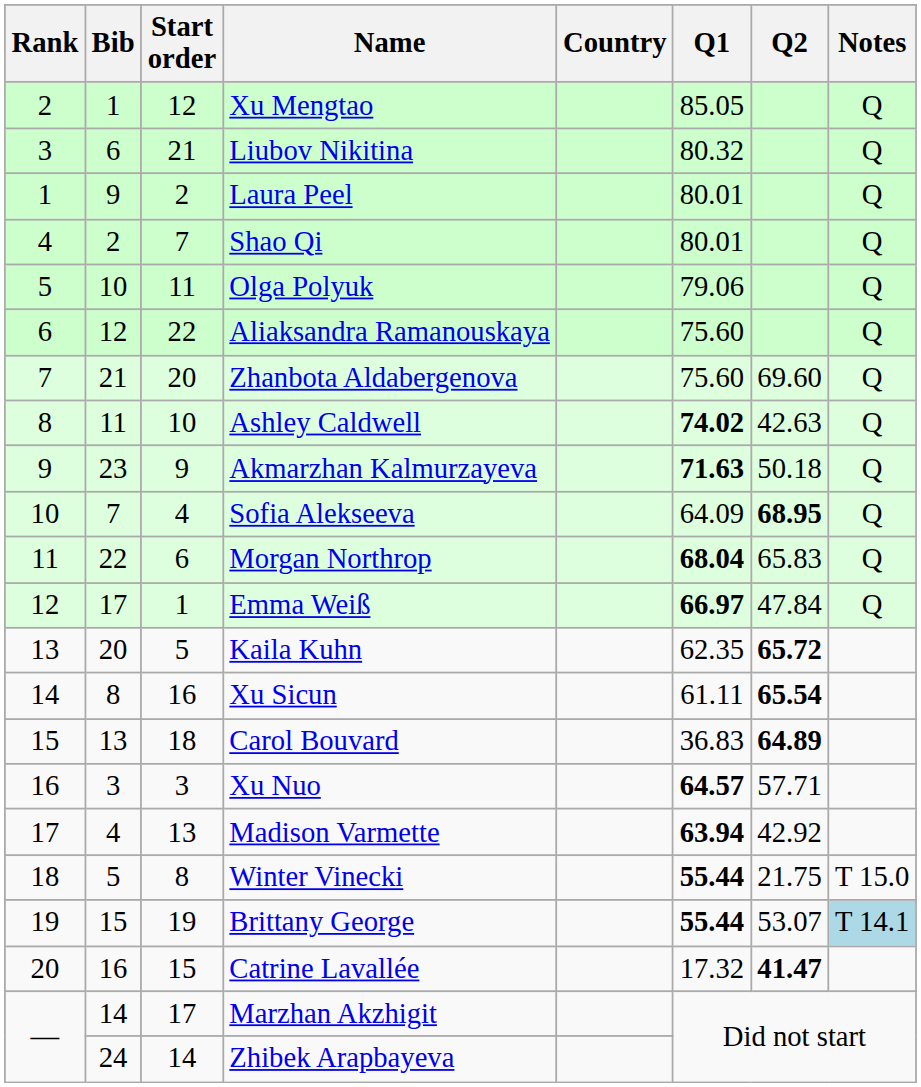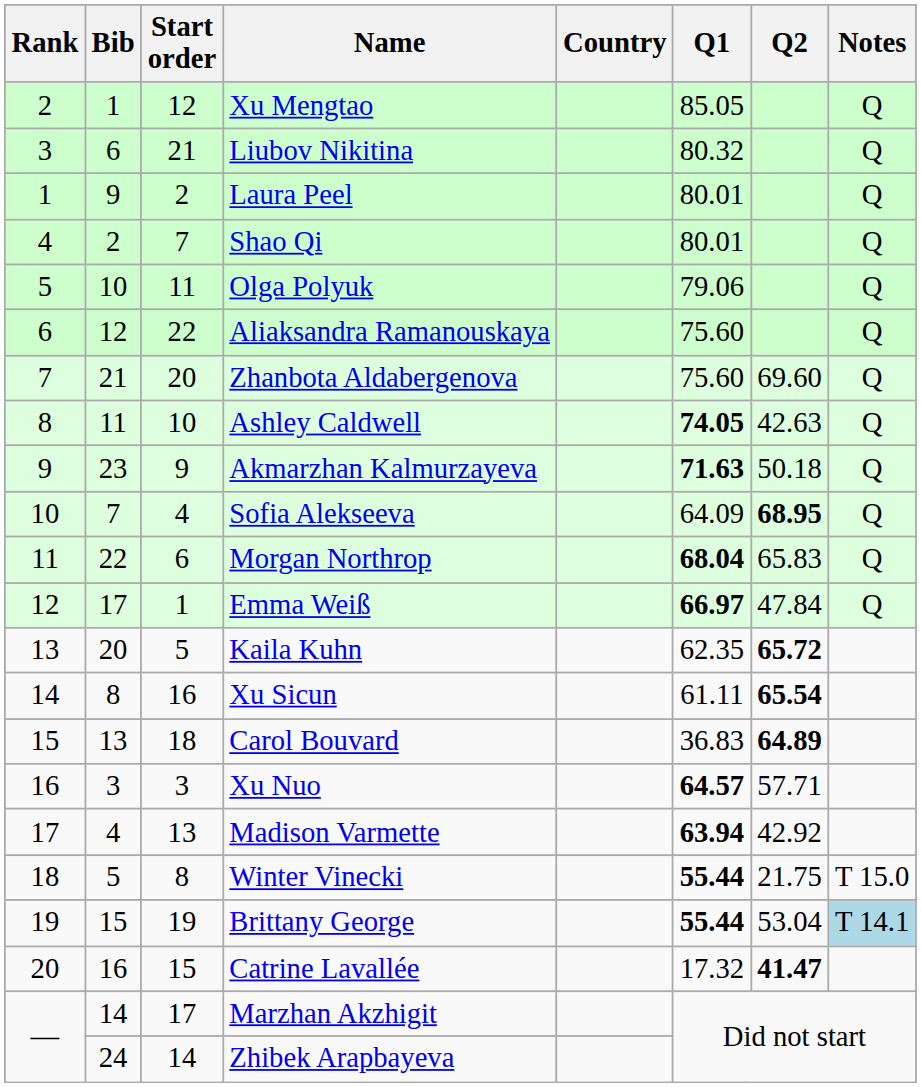(712, 422) 74.02 -> (712, 422) 74.05
(790, 922) 53.07 -> (790, 922) 53.04
